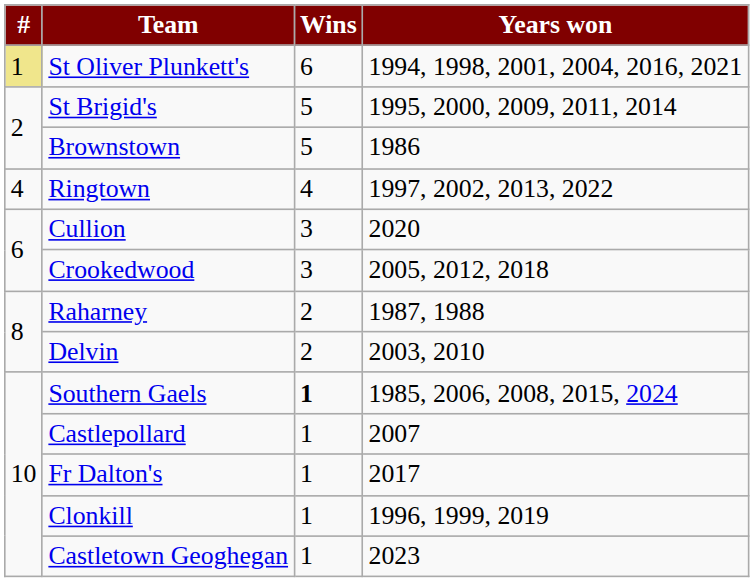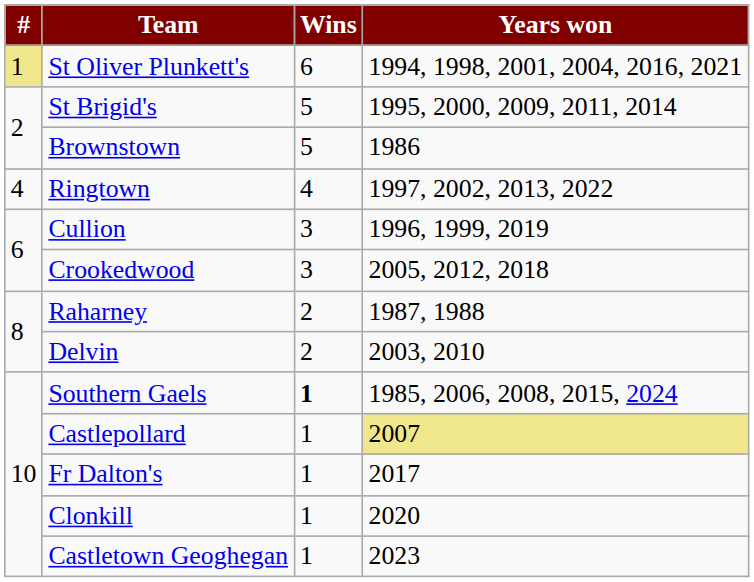(394, 229) 2020 -> (459, 229) 1996, 1999, 2019
(394, 433) no background -> (394, 433) khaki background
(459, 515) 1996, 1999, 2019 -> (394, 515) 2020
